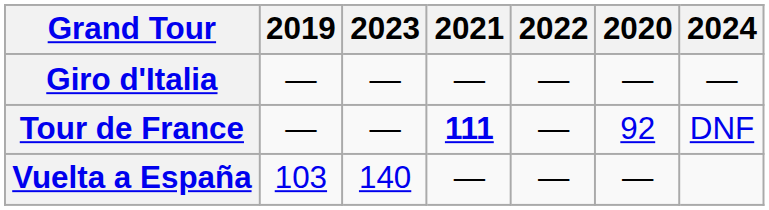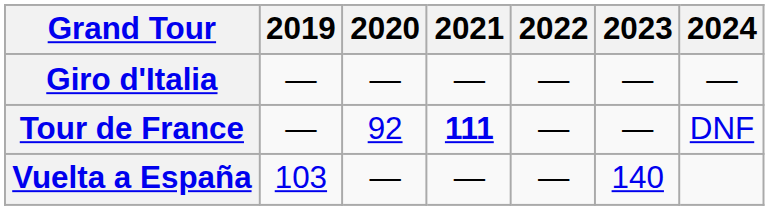columns swapped: (638, 29) <-> (385, 29)
